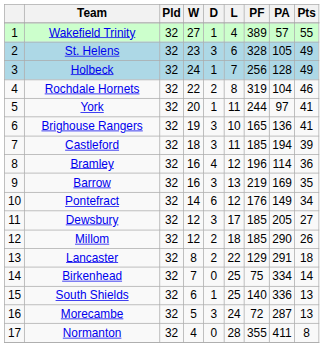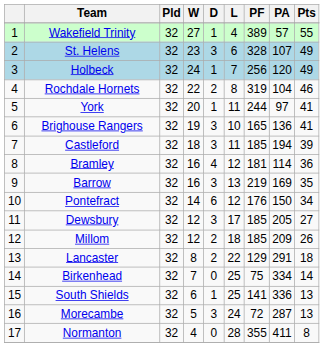(282, 51) 105 -> (282, 51) 107
(282, 70) 128 -> (282, 70) 120
(257, 164) 196 -> (257, 164) 181
(282, 201) 149 -> (282, 201) 150
(282, 239) 290 -> (282, 239) 209
(257, 295) 140 -> (257, 295) 141
